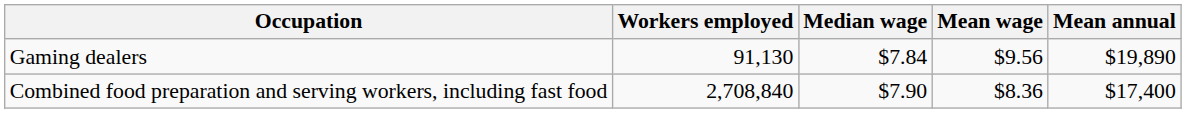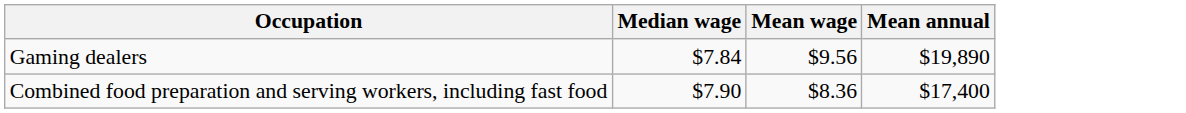- column: (705, 21)
